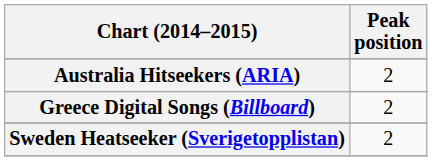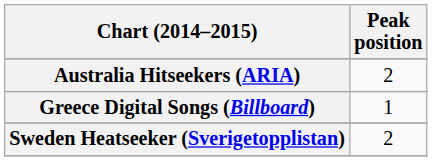(388, 107) 2 -> (388, 107) 1
